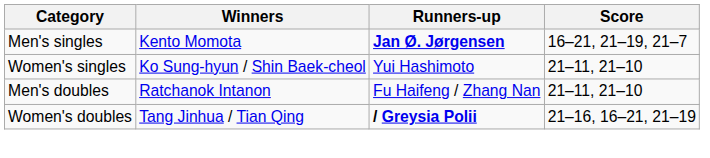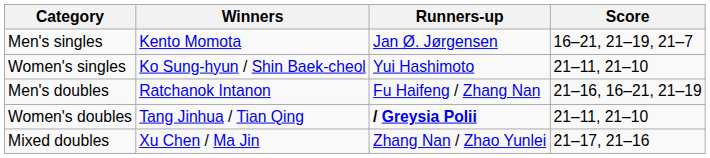(439, 41) bold -> (435, 41) normal
(595, 91) 21–11, 21–10 -> (628, 91) 21–16, 16–21, 21–19
(622, 116) 21–16, 16–21, 21–19 -> (601, 116) 21–11, 21–10
+ row: (59, 141)
